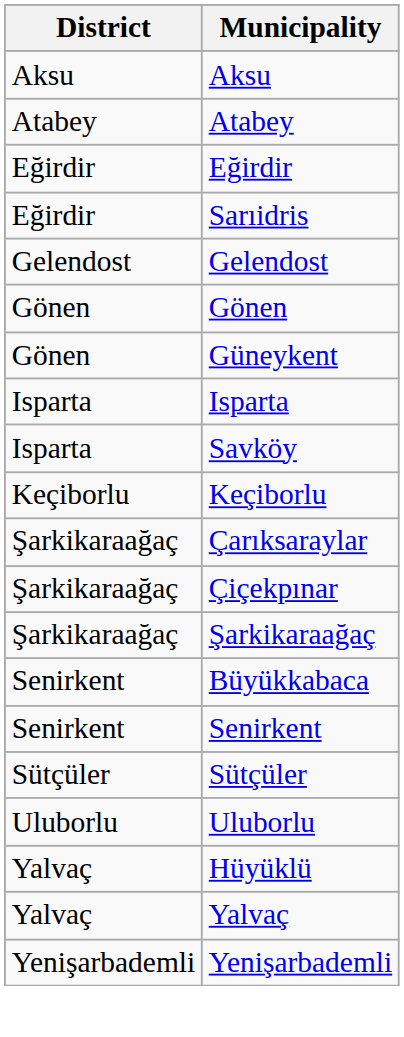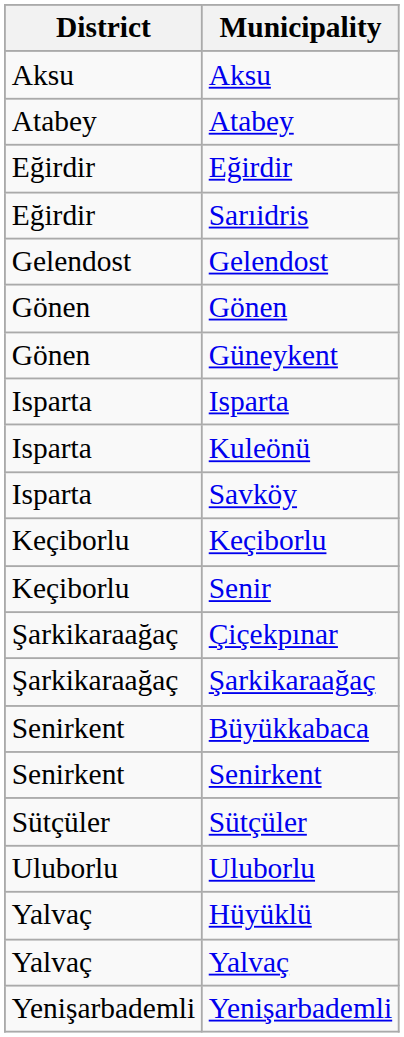+ row: (259, 448)
+ row: (240, 588)
- row: (288, 541)
